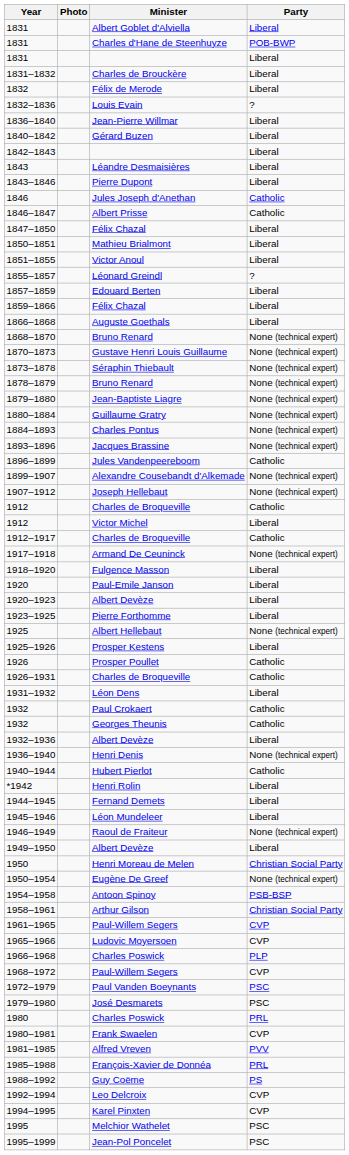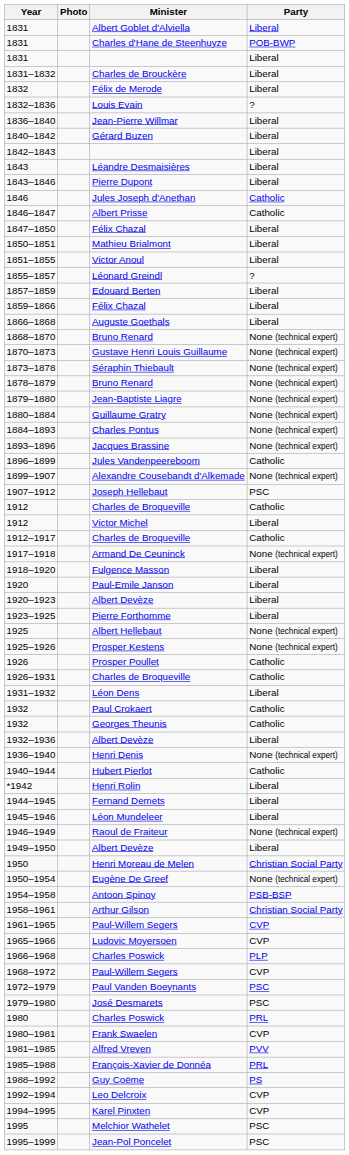(293, 492) None (technical expert) -> (259, 492) PSC
(264, 646) Liberal -> (293, 646) None (technical expert)
